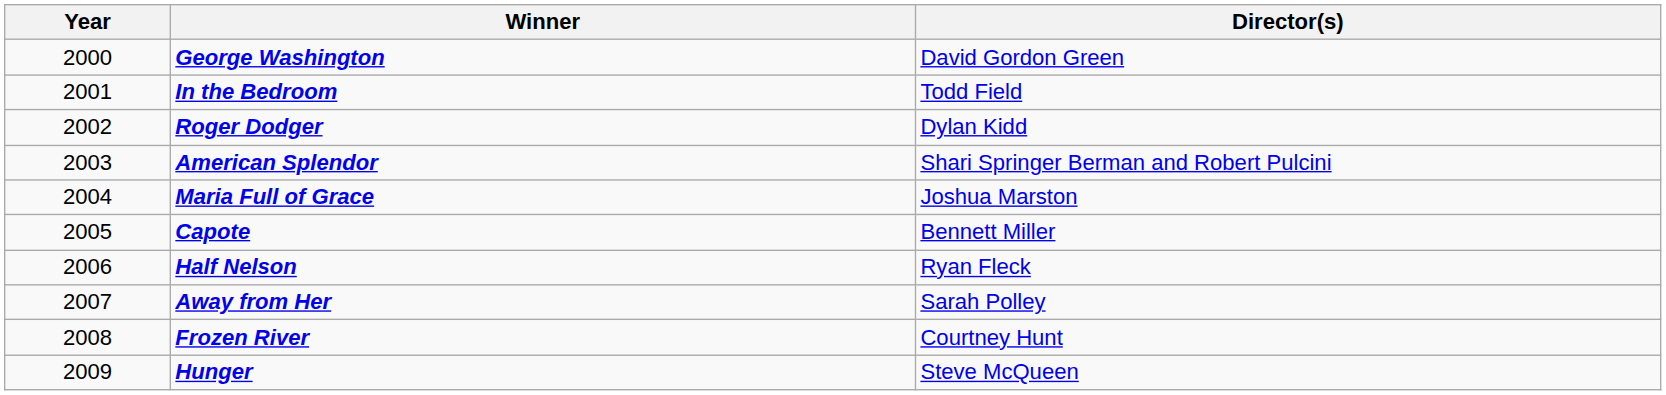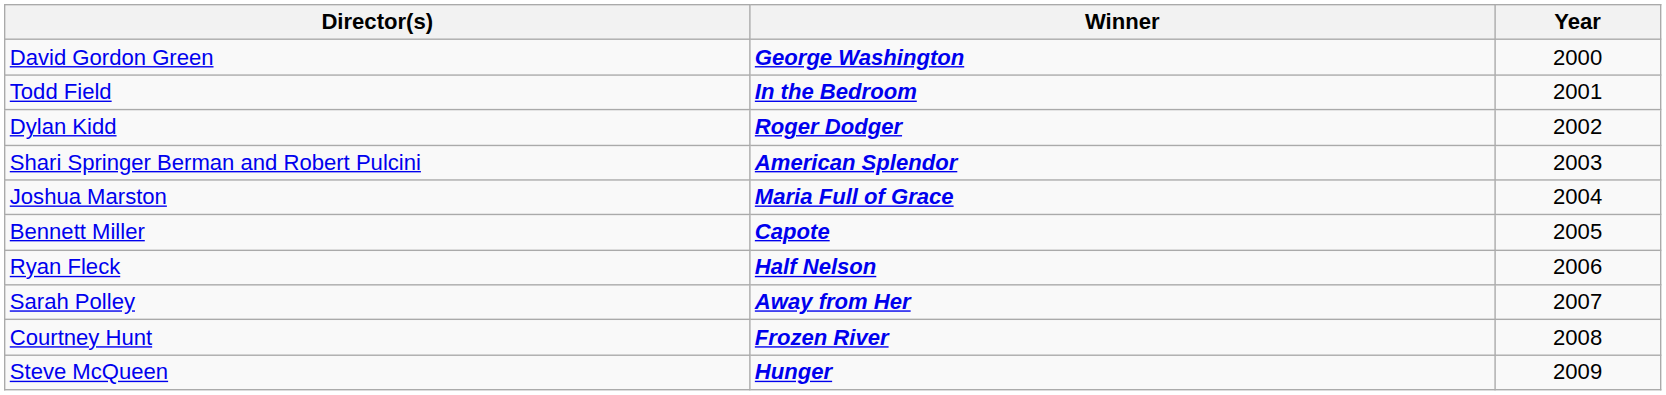columns swapped: (87, 22) <-> (1288, 22)
